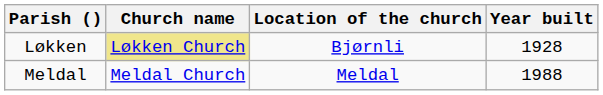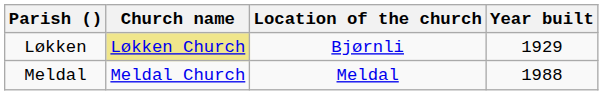(542, 47) 1928 -> (542, 47) 1929
